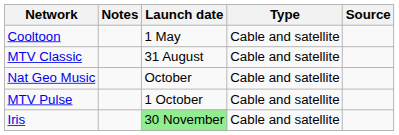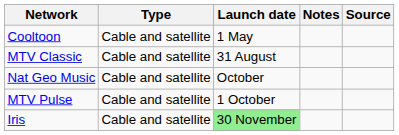columns swapped: (285, 15) <-> (120, 15)
